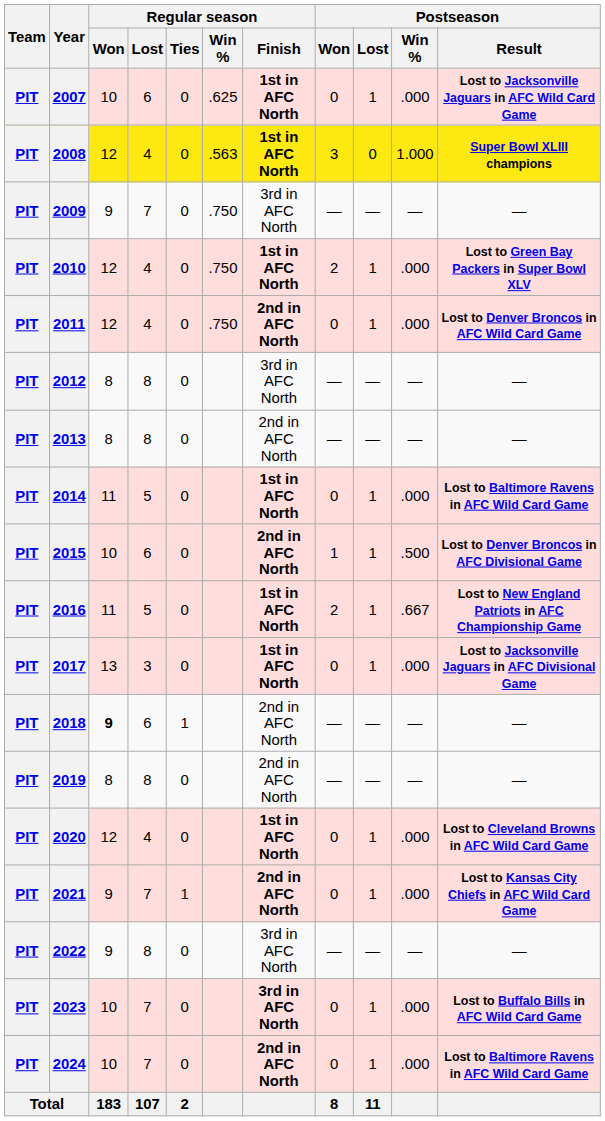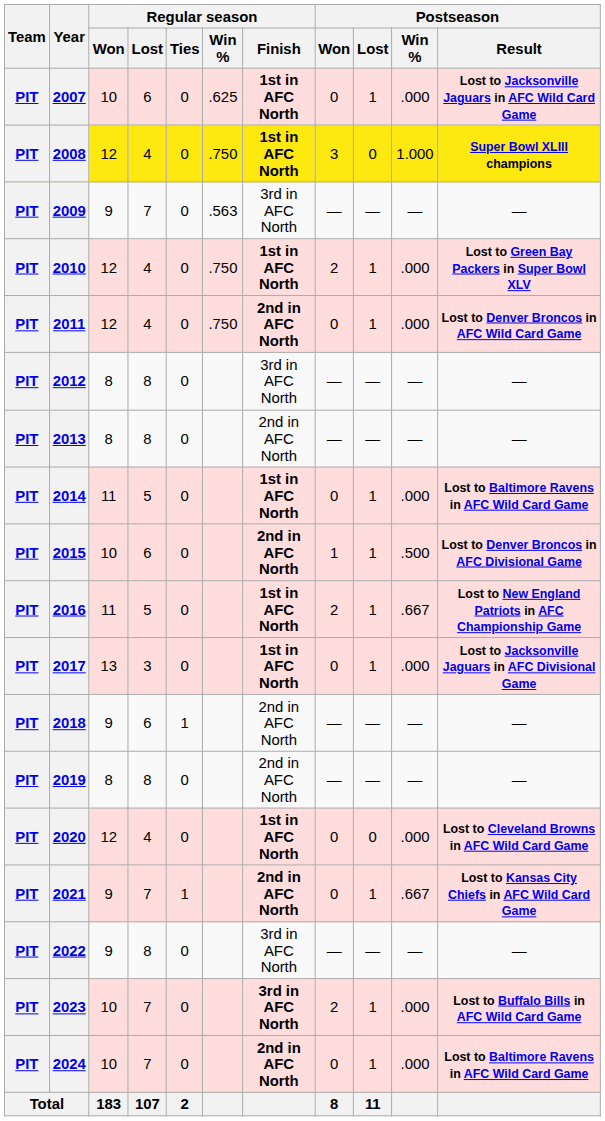(223, 154) .563 -> (223, 154) .750
(223, 211) .750 -> (223, 211) .563
(109, 723) bold -> (109, 723) normal
(373, 837) 1 -> (373, 837) 0
(415, 894) .000 -> (415, 894) .667
(334, 1007) 0 -> (334, 1007) 2
